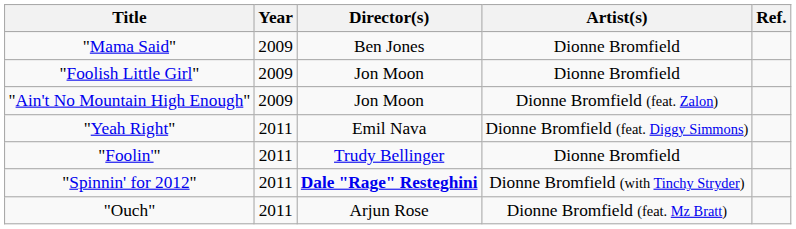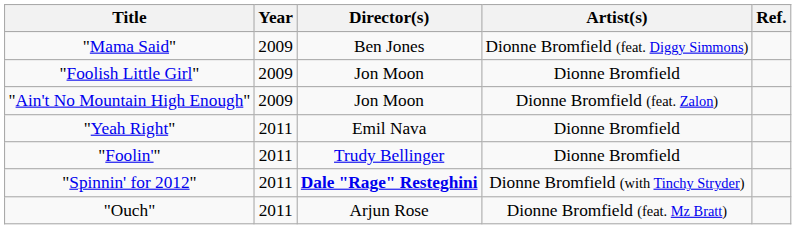(617, 45) Dionne Bromfield -> (617, 45) Dionne Bromfield (feat. Diggy Simmons)
(617, 127) Dionne Bromfield (feat. Diggy Simmons) -> (617, 127) Dionne Bromfield
